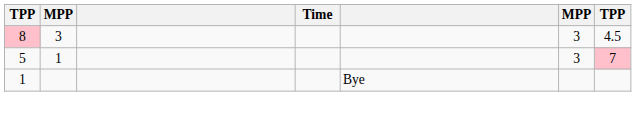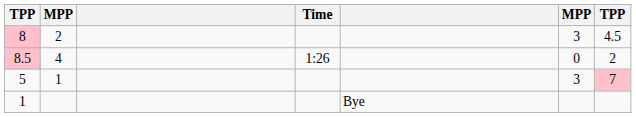(58, 36) 3 -> (58, 36) 2
+ row: (22, 58)
